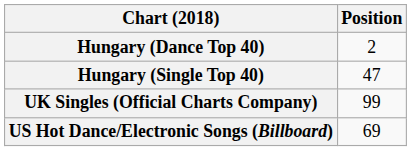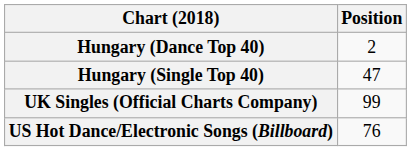(372, 131) 69 -> (372, 131) 76
